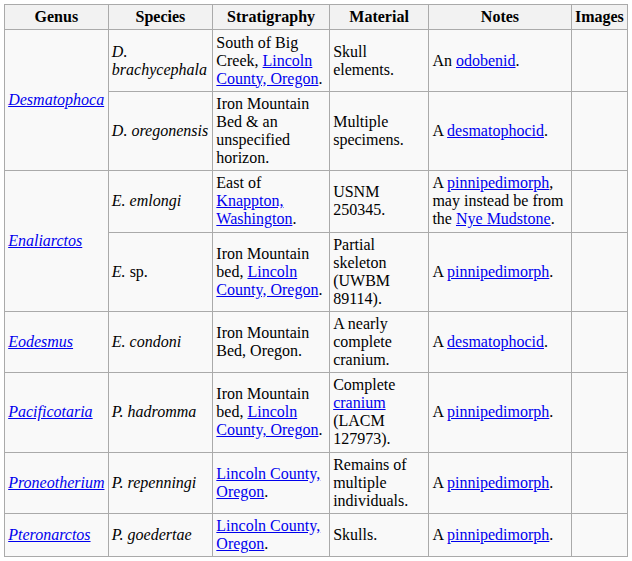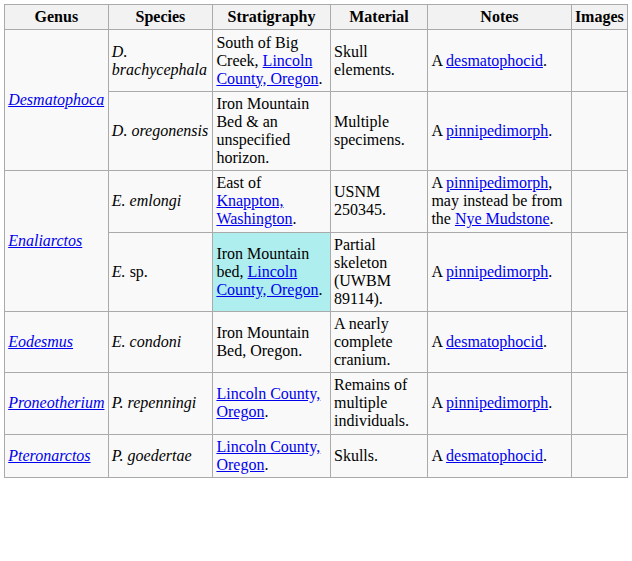(476, 60) An odobenid. -> (489, 60) A desmatophocid.
(490, 130) A desmatophocid. -> (492, 130) A pinnipedimorph.
(269, 271) no background -> (269, 271) paleturquoise background
- row: (154, 412)
(493, 535) A pinnipedimorph. -> (489, 455) A desmatophocid.
